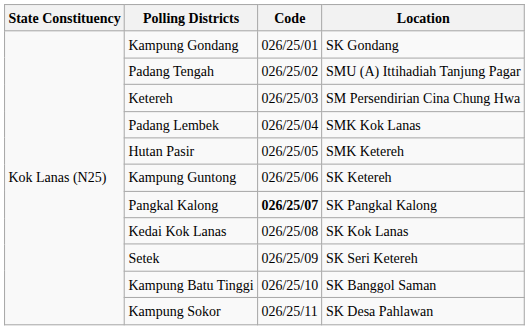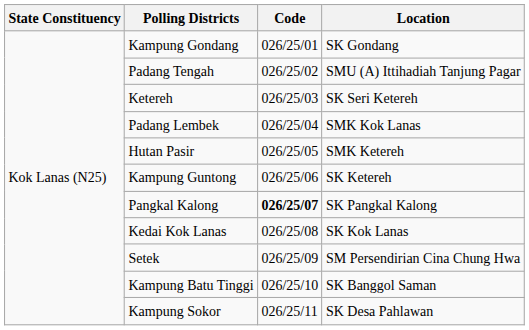(423, 98) SM Persendirian Cina Chung Hwa -> (372, 98) SK Seri Ketereh
(372, 258) SK Seri Ketereh -> (423, 258) SM Persendirian Cina Chung Hwa
